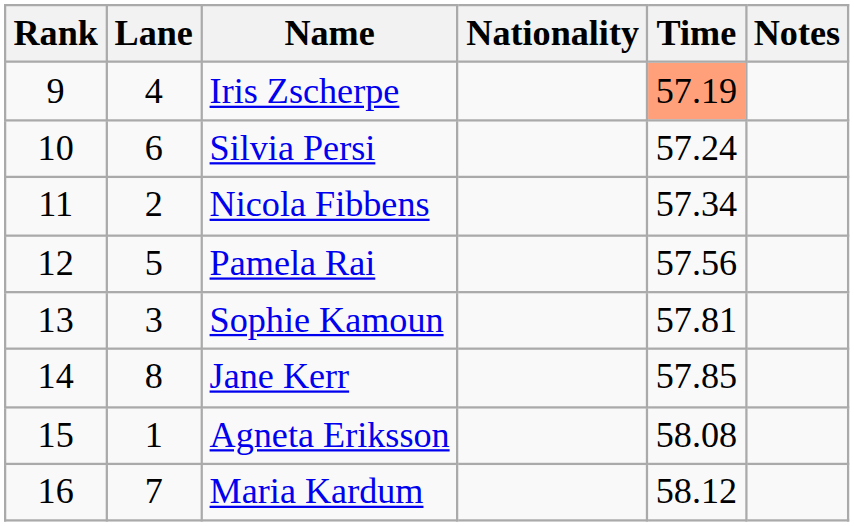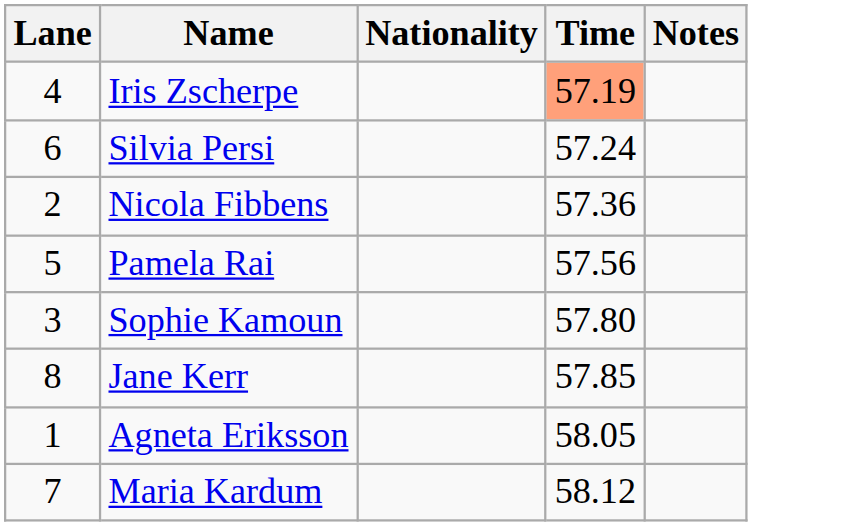- column: (56, 33)
(696, 205) 57.34 -> (595, 205) 57.36
(696, 319) 57.81 -> (595, 319) 57.80
(696, 434) 58.08 -> (595, 434) 58.05
